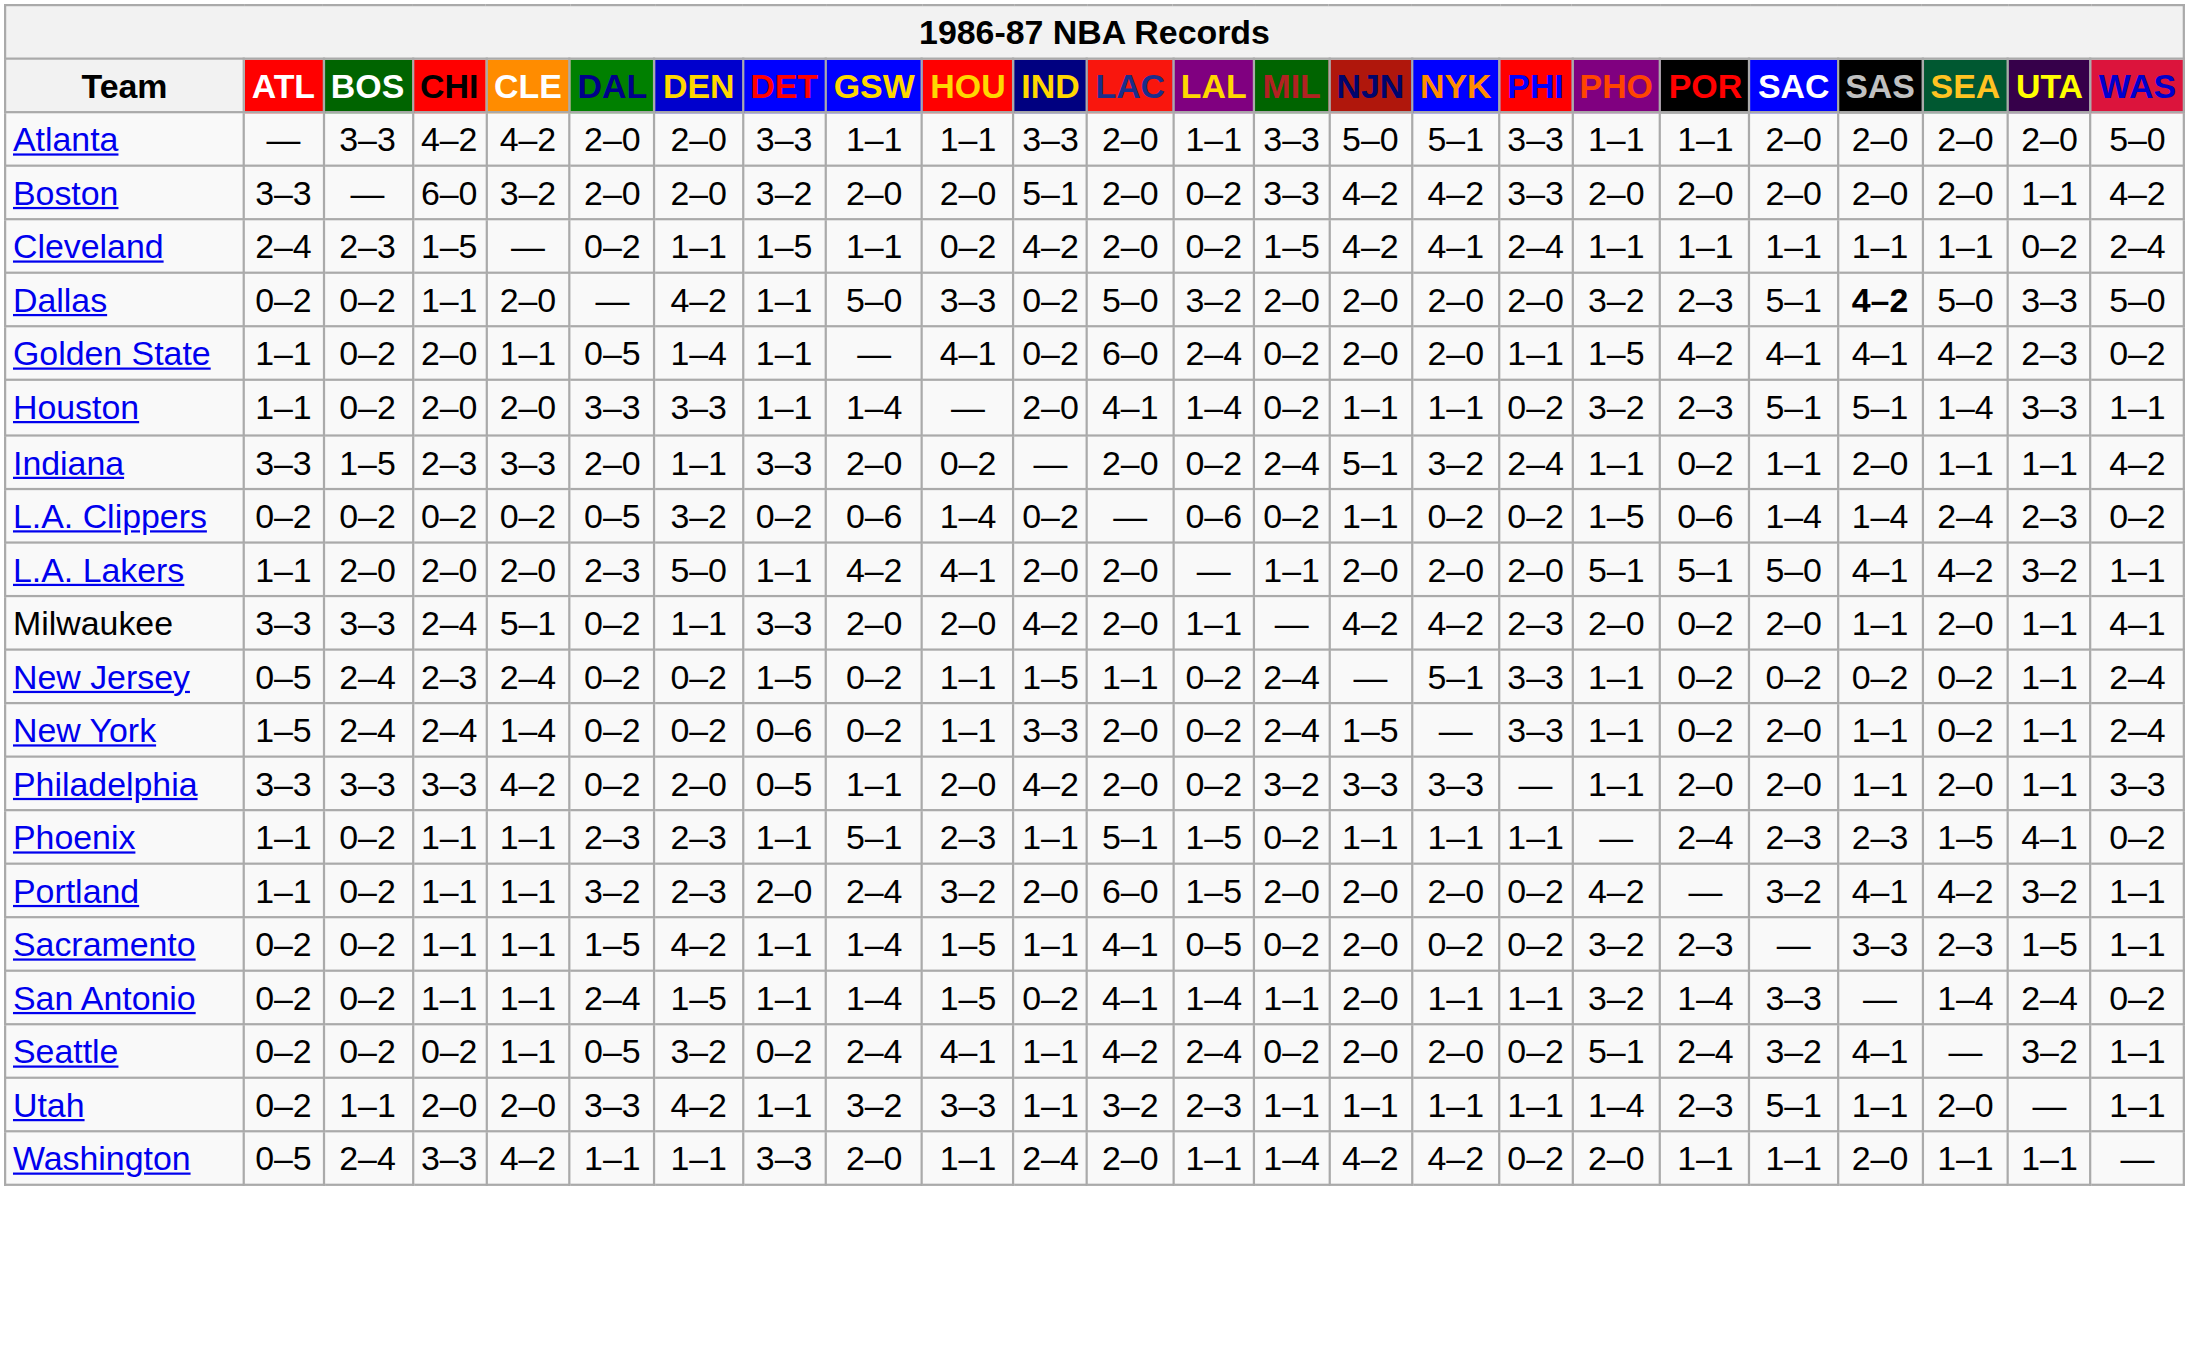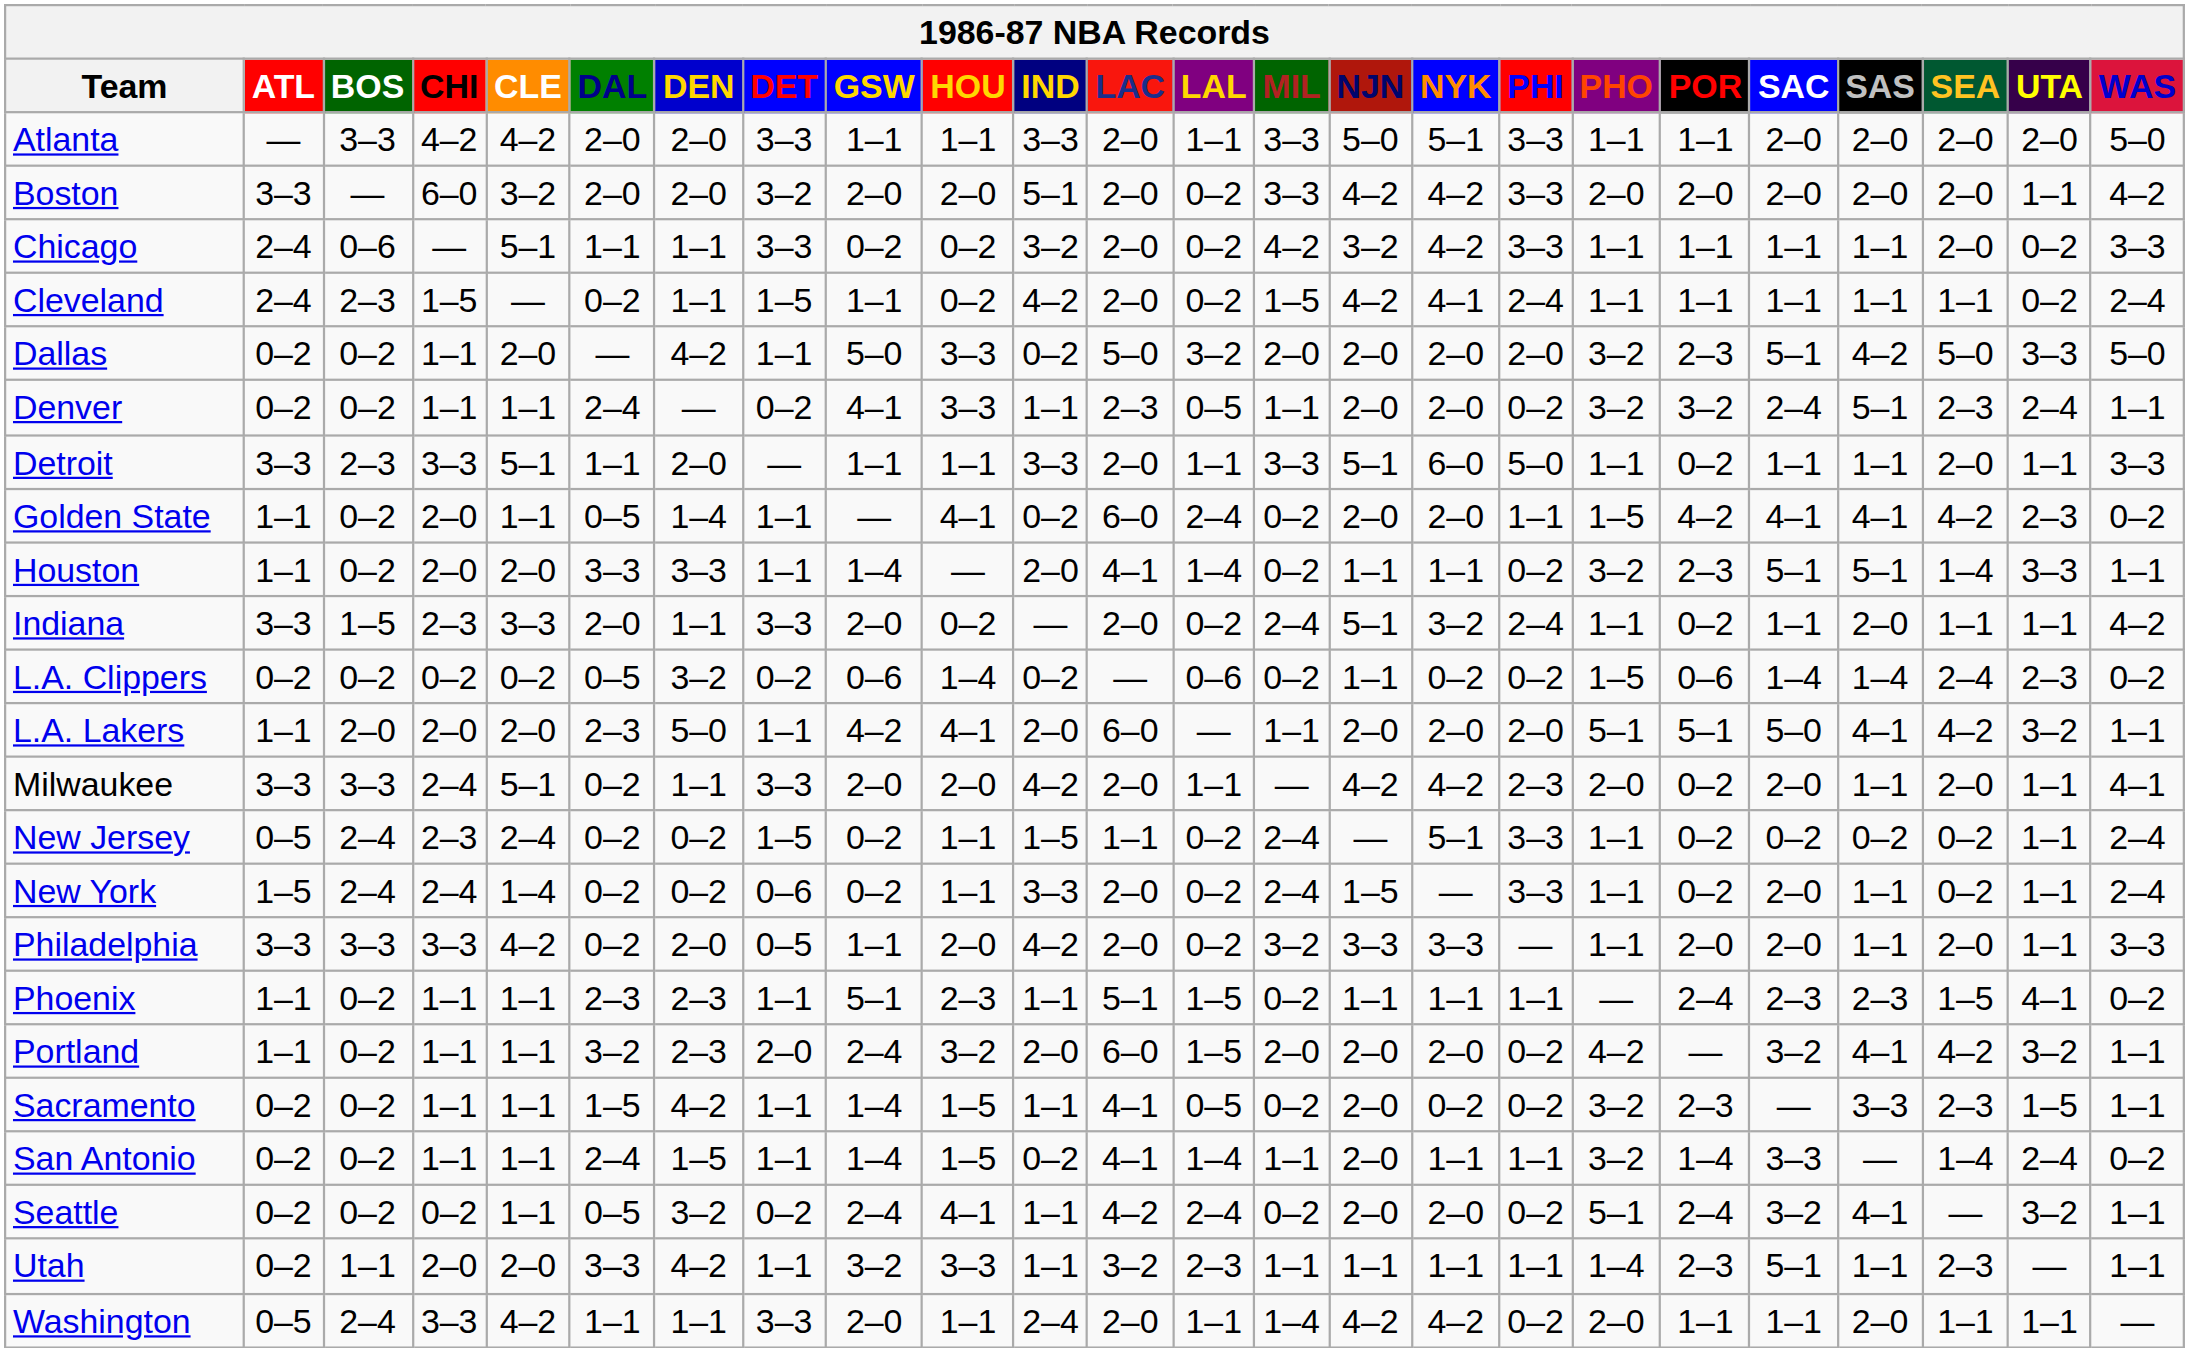+ row: (75, 247)
(1880, 300) bold -> (1880, 354) normal
+ row: (68, 408)
+ row: (63, 461)
(1130, 569) 2–0 -> (1130, 730) 6–0
(1965, 1105) 2–0 -> (1965, 1266) 2–3
